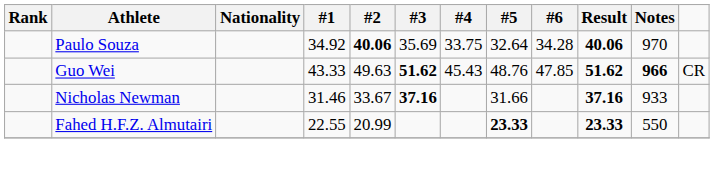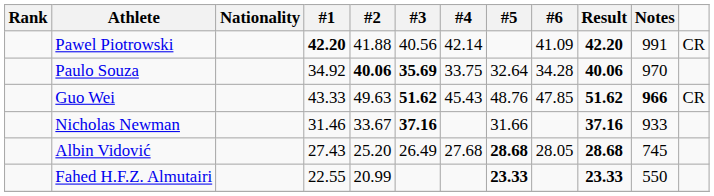+ row: (114, 44)
(418, 44) normal -> (418, 71) bold
+ row: (103, 151)
